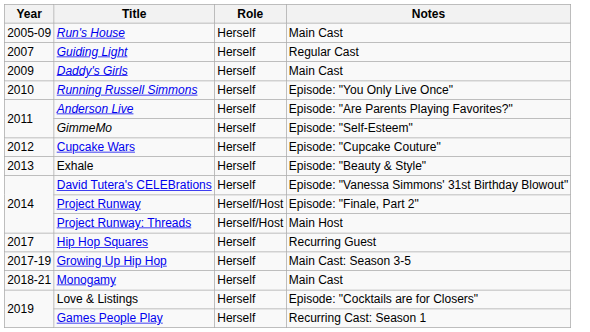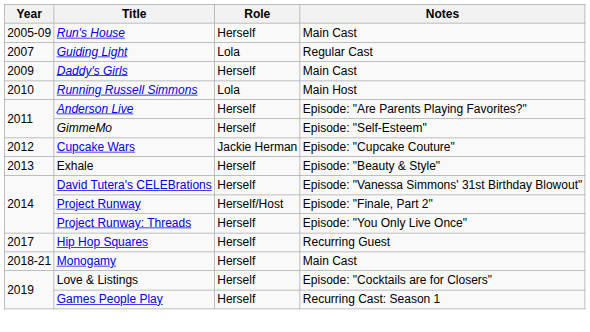(236, 52) Herself -> (229, 52) Lola
(236, 90) Herself -> (229, 90) Lola
(371, 90) Episode: "You Only Live Once" -> (330, 90) Main Host
(236, 147) Herself -> (257, 147) Jackie Herman
(250, 223) Herself/Host -> (236, 223) Herself
(316, 223) Main Host -> (385, 223) Episode: "You Only Live Once"
- row: (112, 261)
